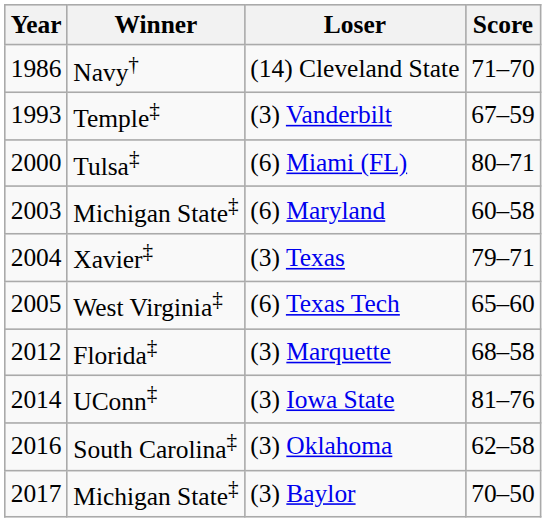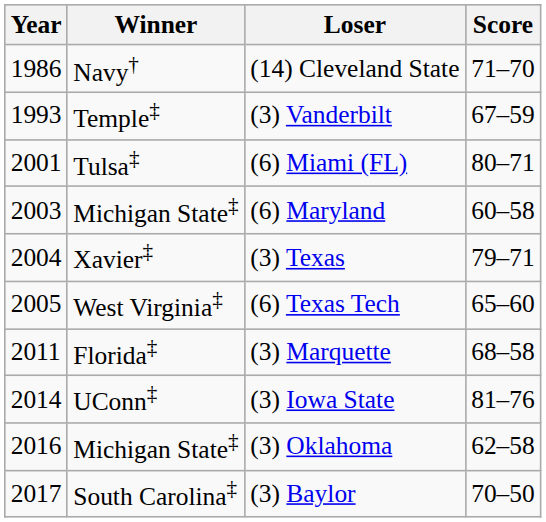(36, 162) 2000 -> (36, 162) 2001
(36, 351) 2012 -> (36, 351) 2011
(155, 446) South Carolina‡ -> (156, 446) Michigan State‡
(156, 493) Michigan State‡ -> (155, 493) South Carolina‡
